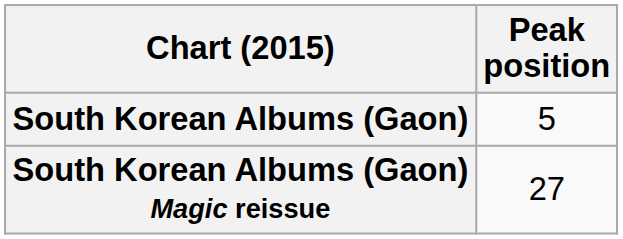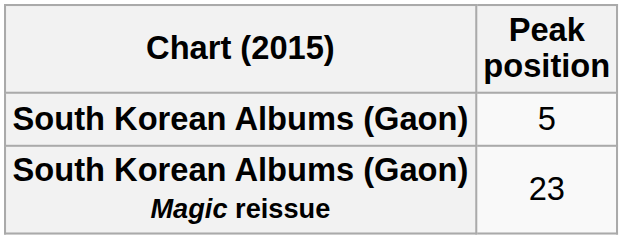(547, 188) 27 -> (547, 188) 23
